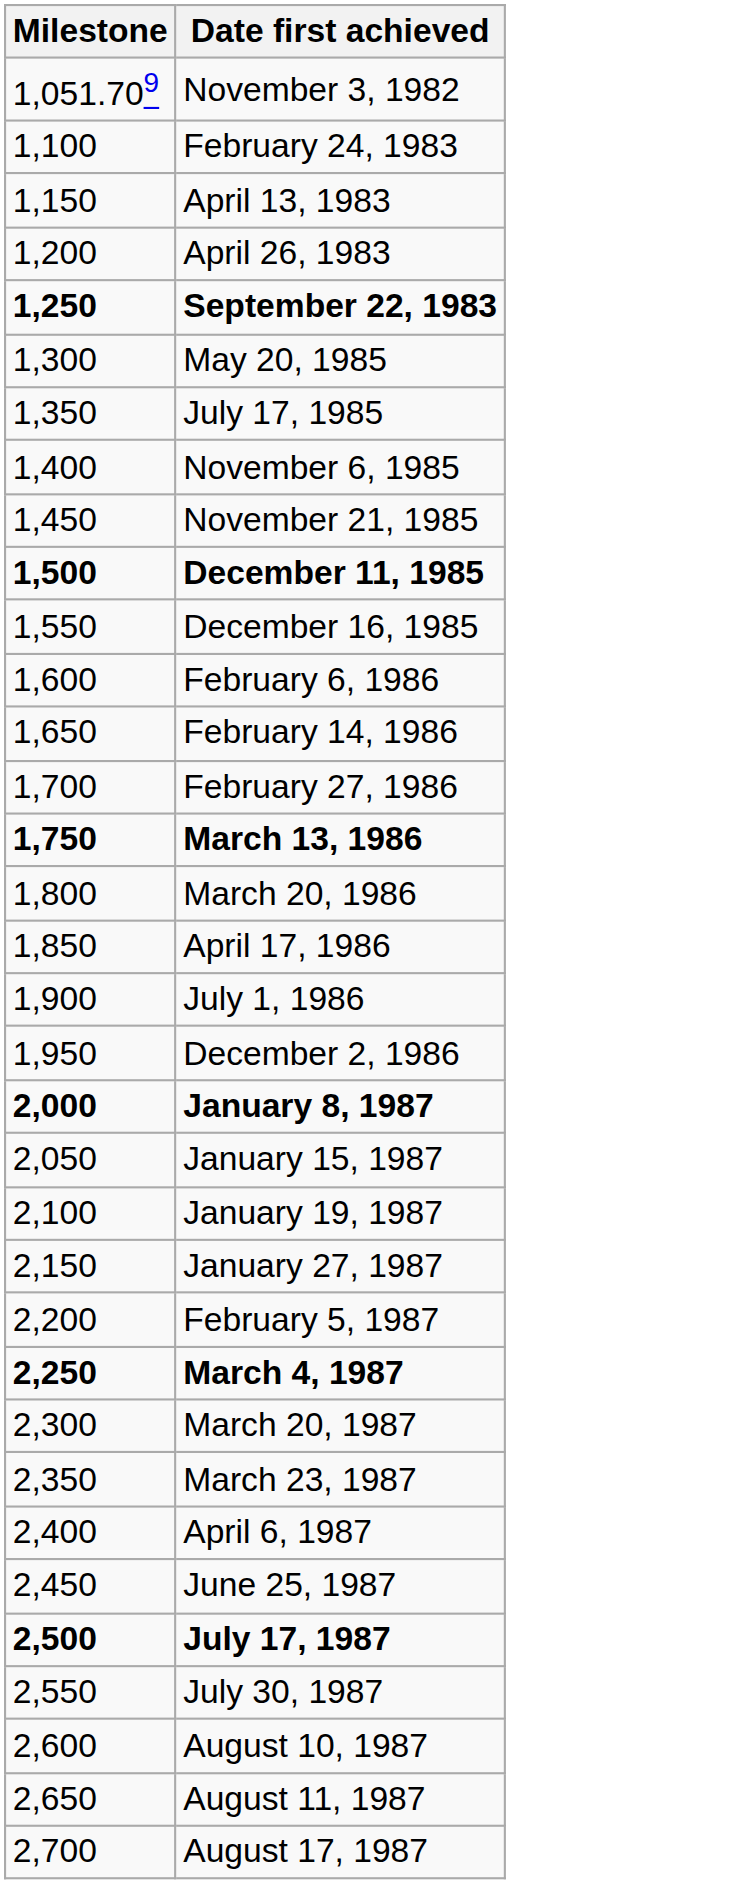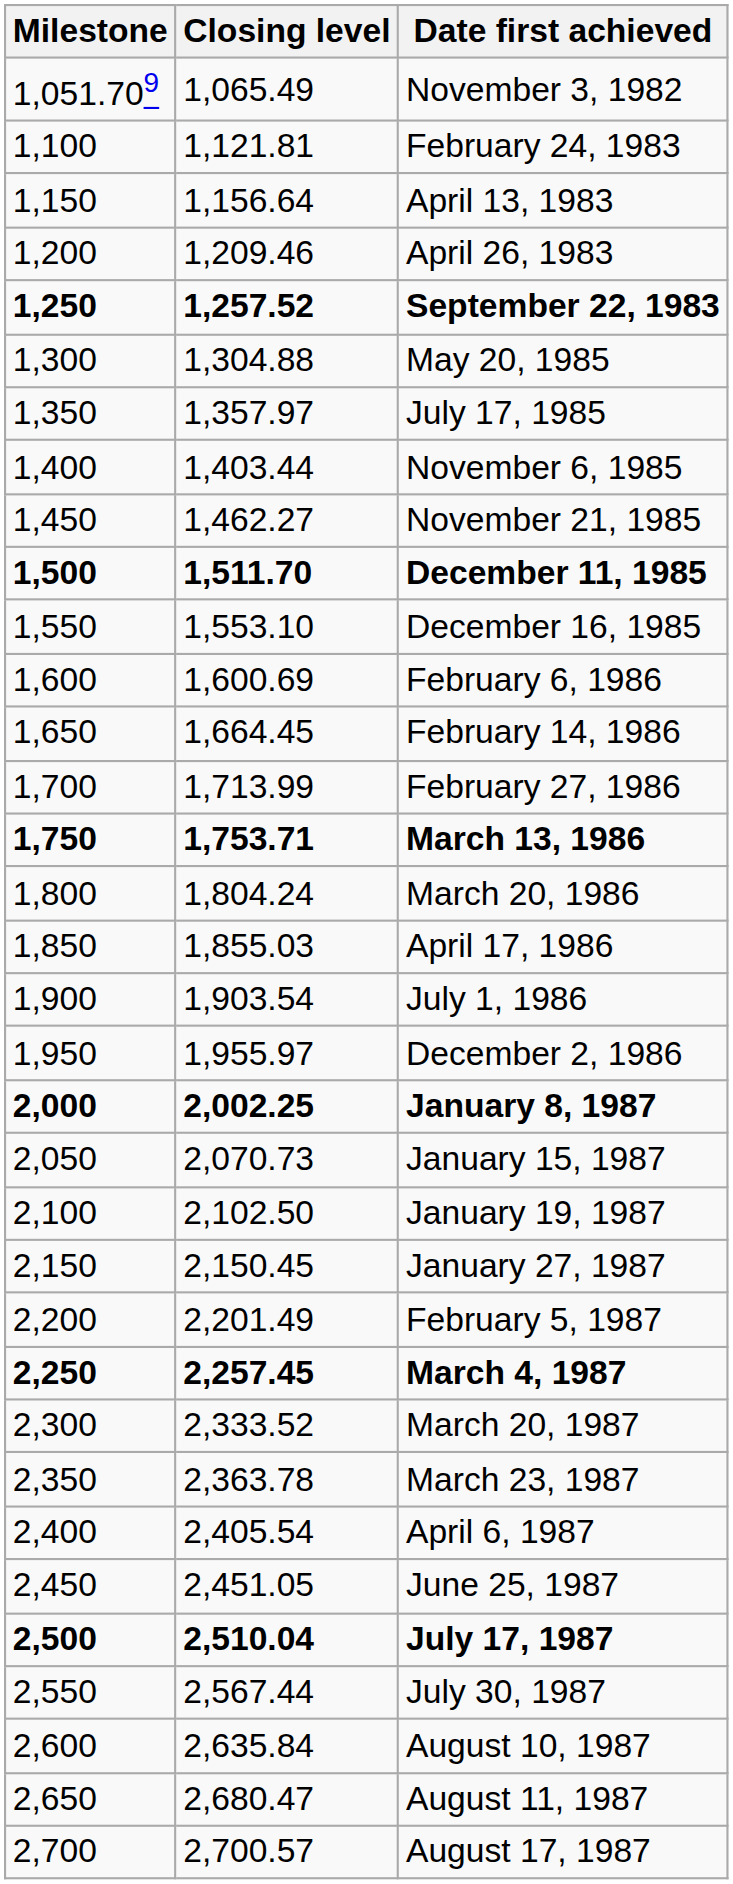+ column: (287, 31)
